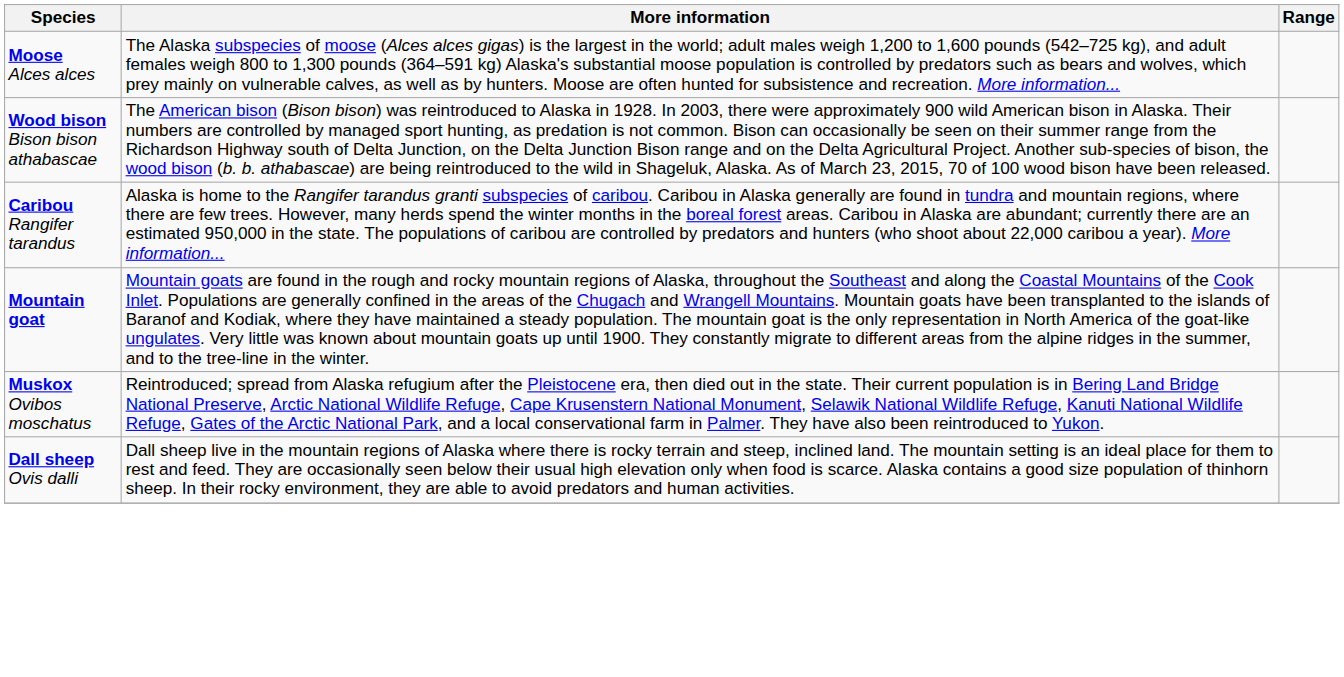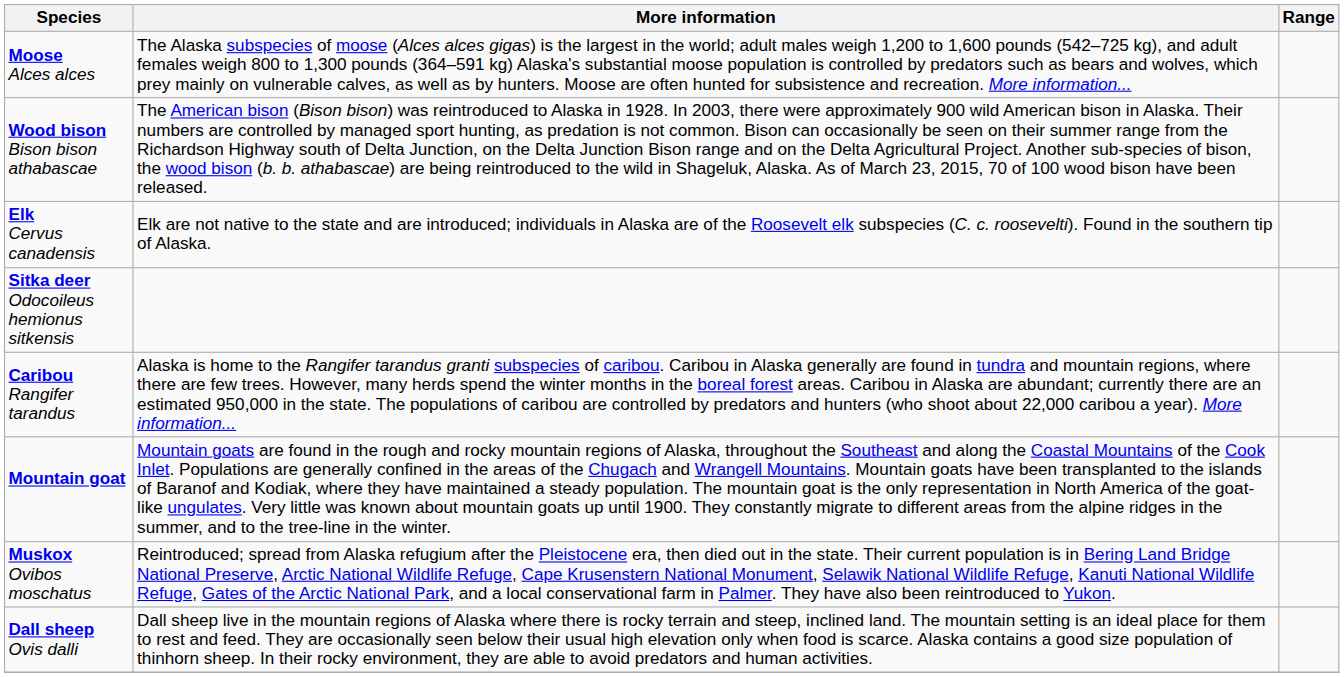+ row: (52, 234)
+ row: (51, 309)
